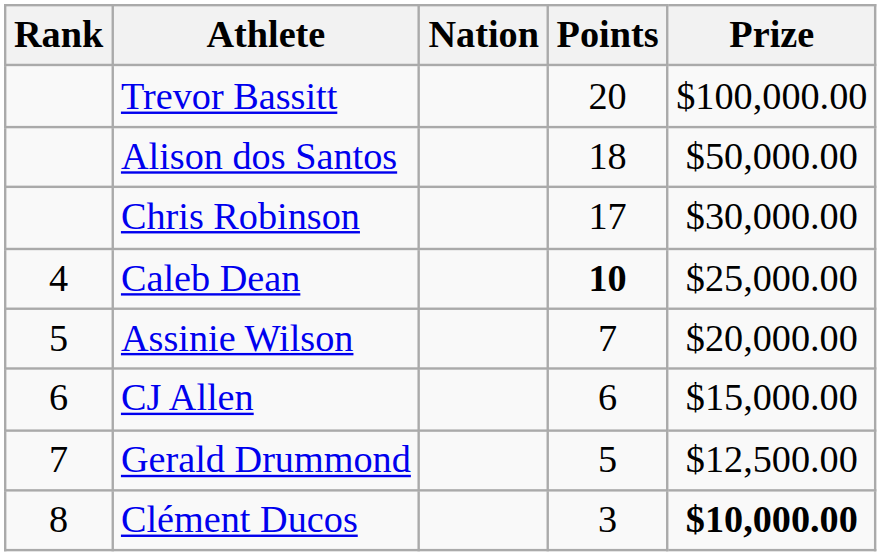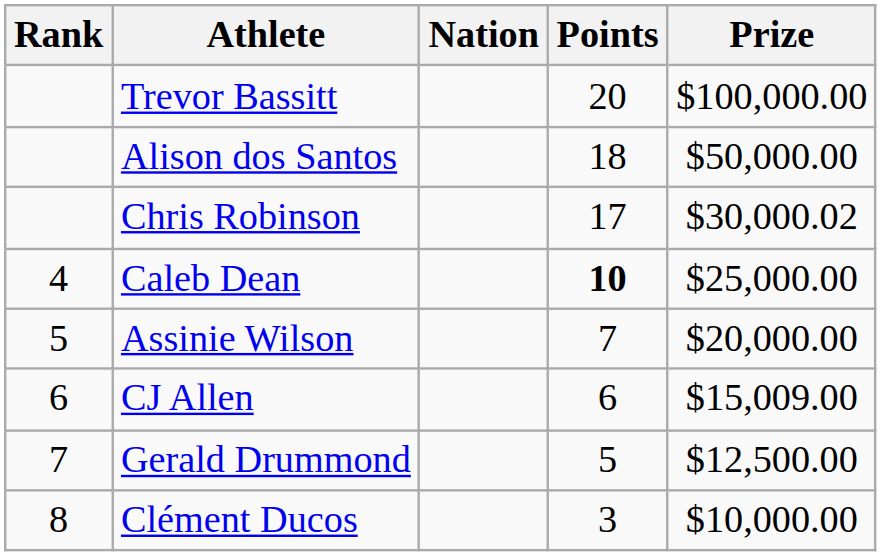(772, 216) $30,000.00 -> (772, 216) $30,000.02
(772, 398) $15,000.00 -> (772, 398) $15,009.00
(772, 519) bold -> (772, 519) normal
